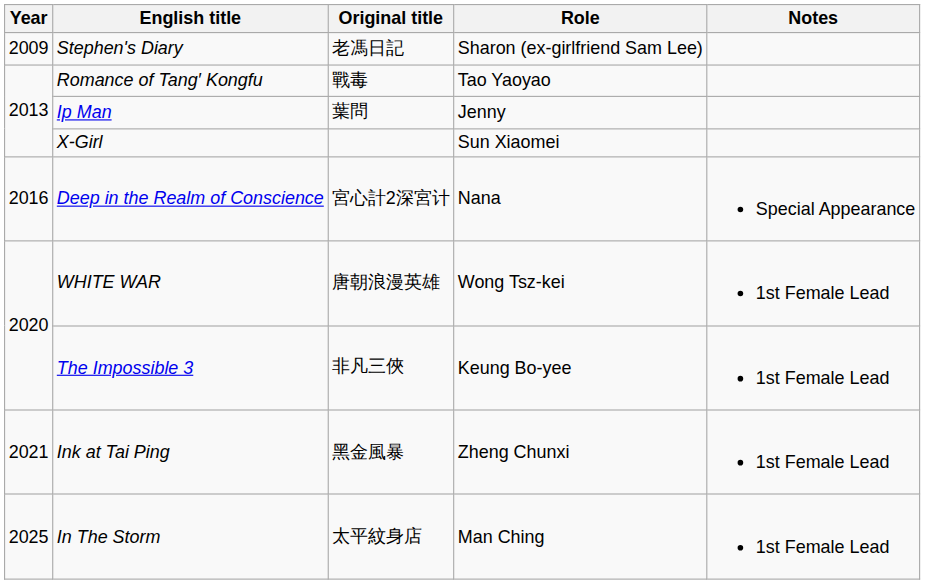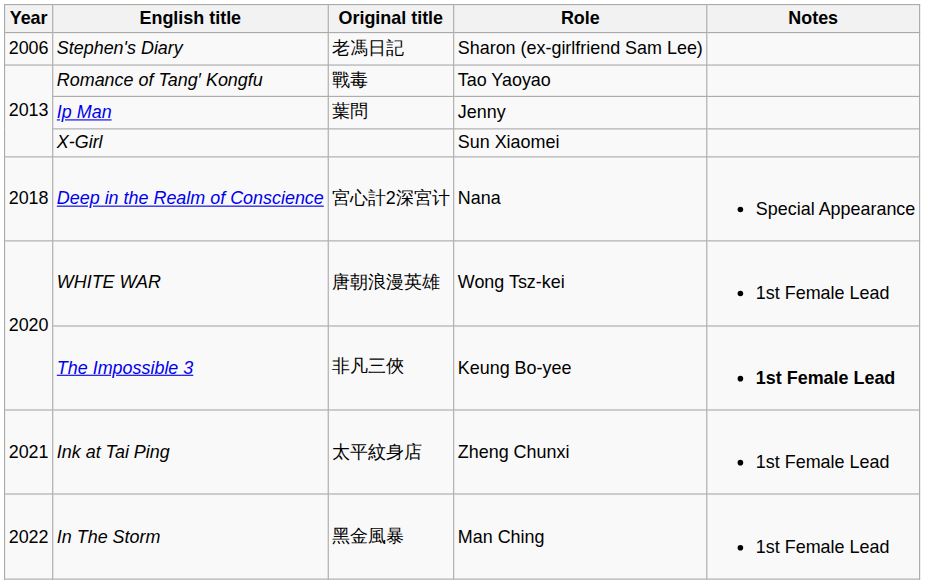(29, 48) 2009 -> (29, 48) 2006
(29, 198) 2016 -> (29, 198) 2018
(813, 378) normal -> (813, 378) bold
(368, 451) 黑金風暴 -> (377, 451) 太平紋身店
(29, 536) 2025 -> (29, 536) 2022
(377, 536) 太平紋身店 -> (368, 536) 黑金風暴
